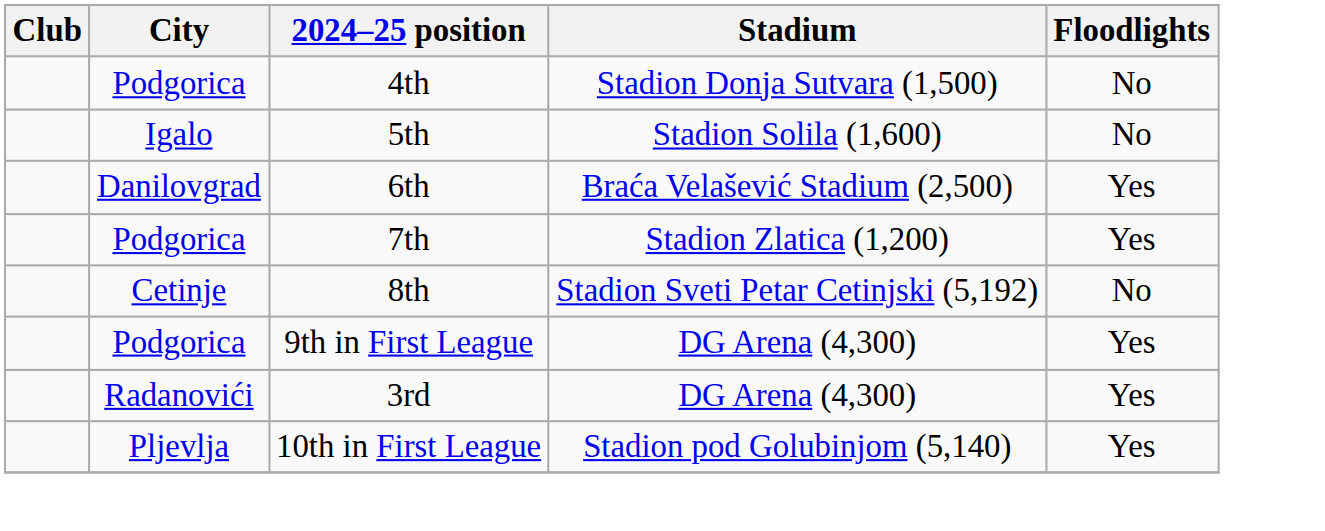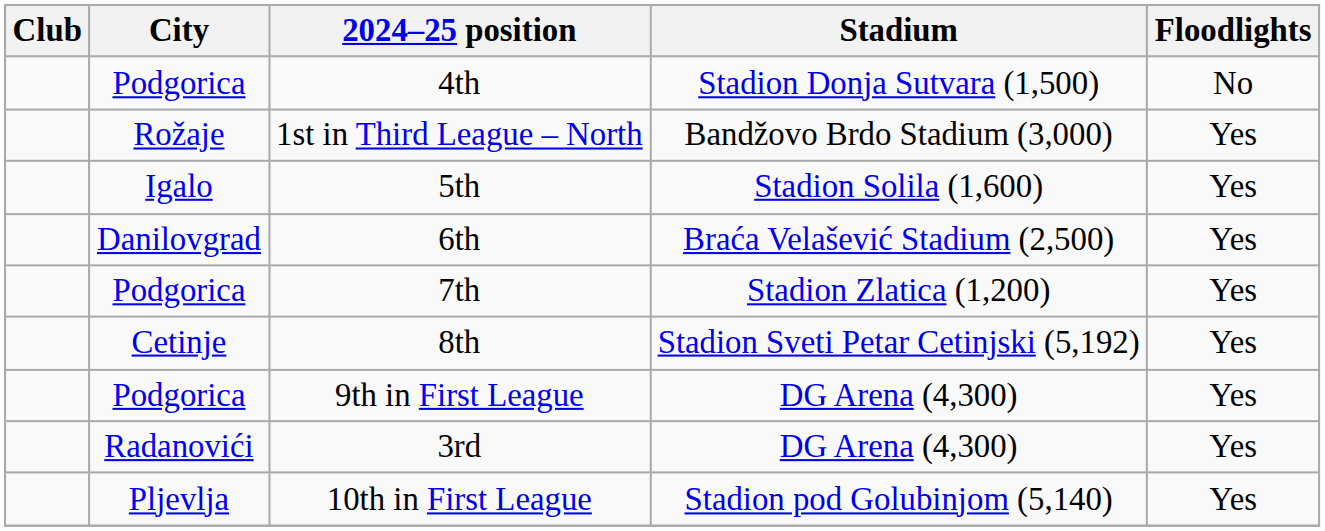+ row: (459, 134)
(1132, 134) No -> (1233, 186) Yes
(1132, 290) No -> (1233, 342) Yes
